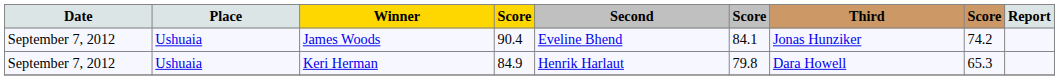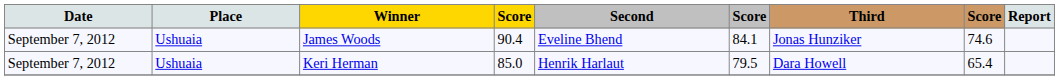(980, 39) 74.2 -> (980, 39) 74.6
(510, 63) 84.9 -> (510, 63) 85.0
(745, 63) 79.8 -> (745, 63) 79.5
(980, 63) 65.3 -> (980, 63) 65.4
